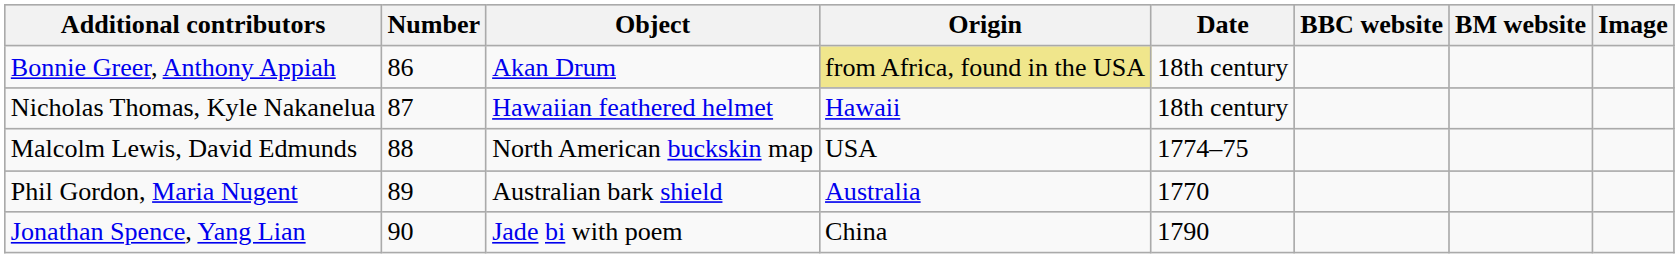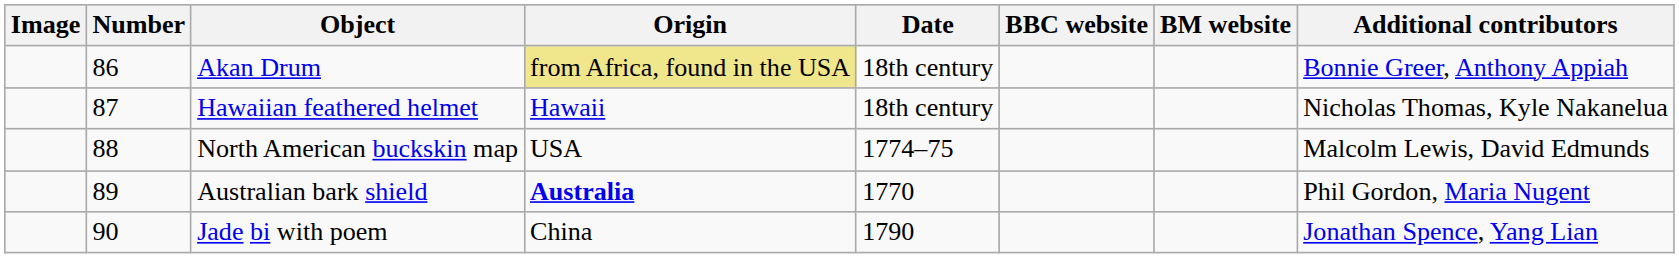columns swapped: (1633, 25) <-> (193, 25)
(873, 190) normal -> (582, 190) bold
